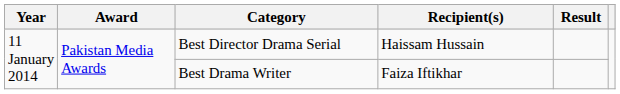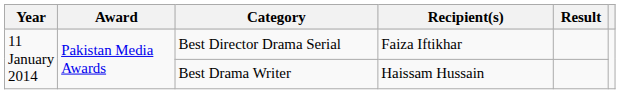(433, 44) Haissam Hussain -> (422, 44) Faiza Iftikhar
(422, 74) Faiza Iftikhar -> (433, 74) Haissam Hussain
